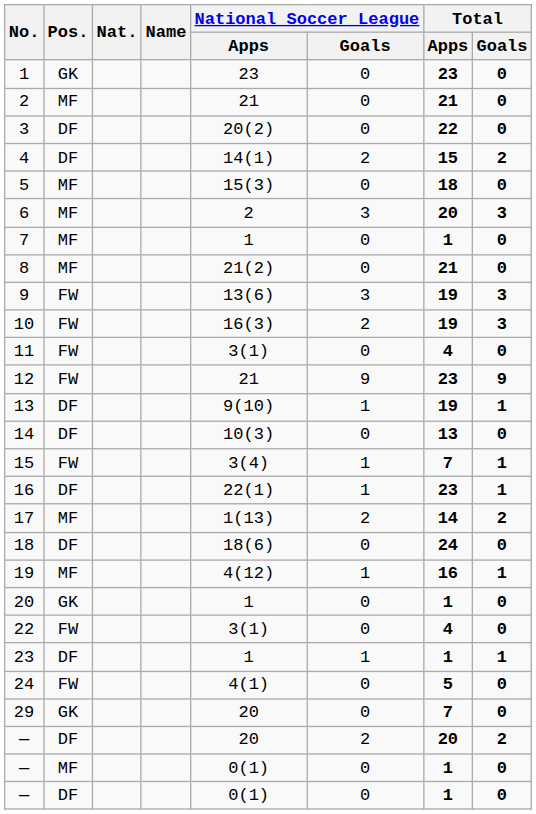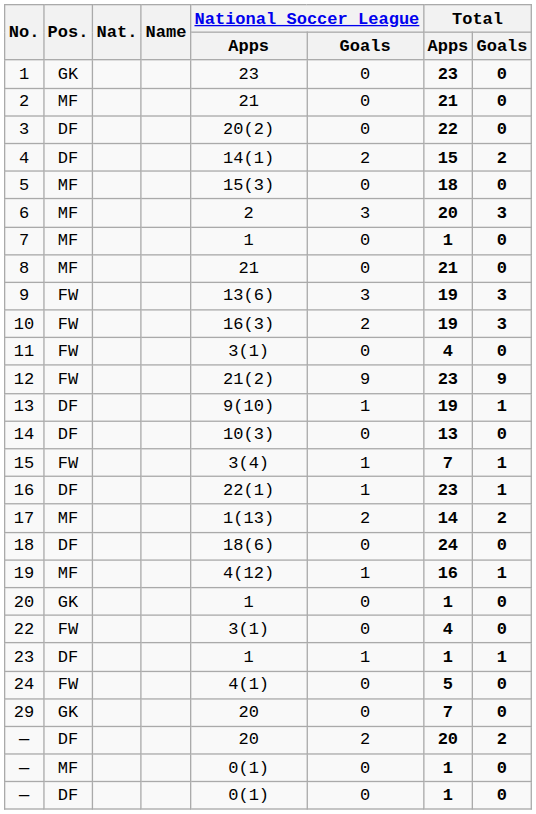(249, 268) 21(2) -> (249, 268) 21
(249, 379) 21 -> (249, 379) 21(2)
